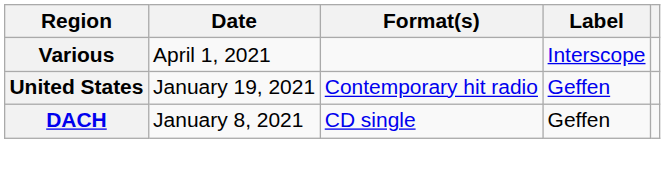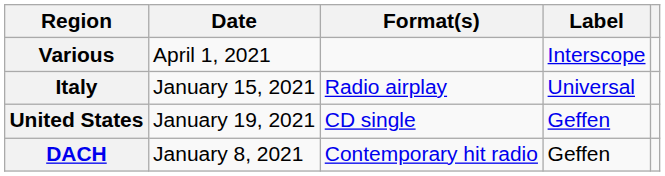+ row: (76, 87)
(431, 87) Contemporary hit radio -> (370, 120) CD single
(370, 120) CD single -> (431, 154) Contemporary hit radio
